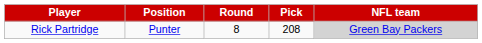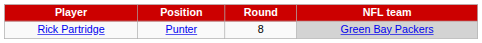- column: (291, 13)
